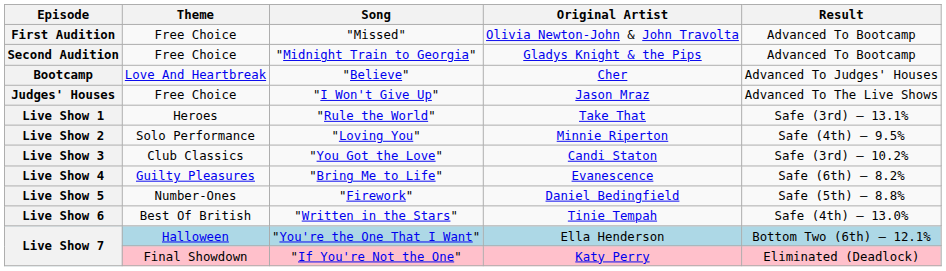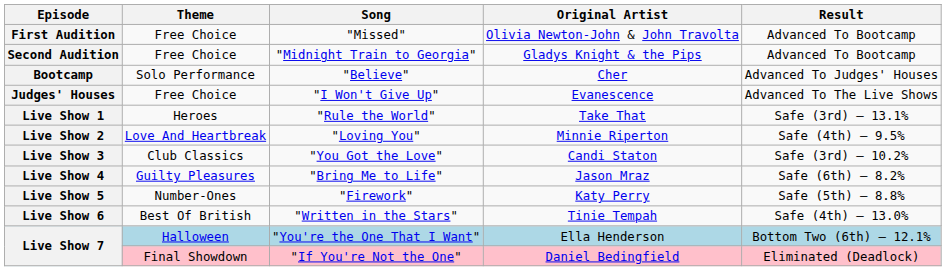(195, 75) Love And Heartbreak -> (195, 75) Solo Performance
(612, 95) Jason Mraz -> (612, 95) Evanescence
(195, 135) Solo Performance -> (195, 135) Love And Heartbreak
(612, 176) Evanescence -> (612, 176) Jason Mraz
(612, 196) Daniel Bedingfield -> (612, 196) Katy Perry
(612, 256) Katy Perry -> (612, 256) Daniel Bedingfield
